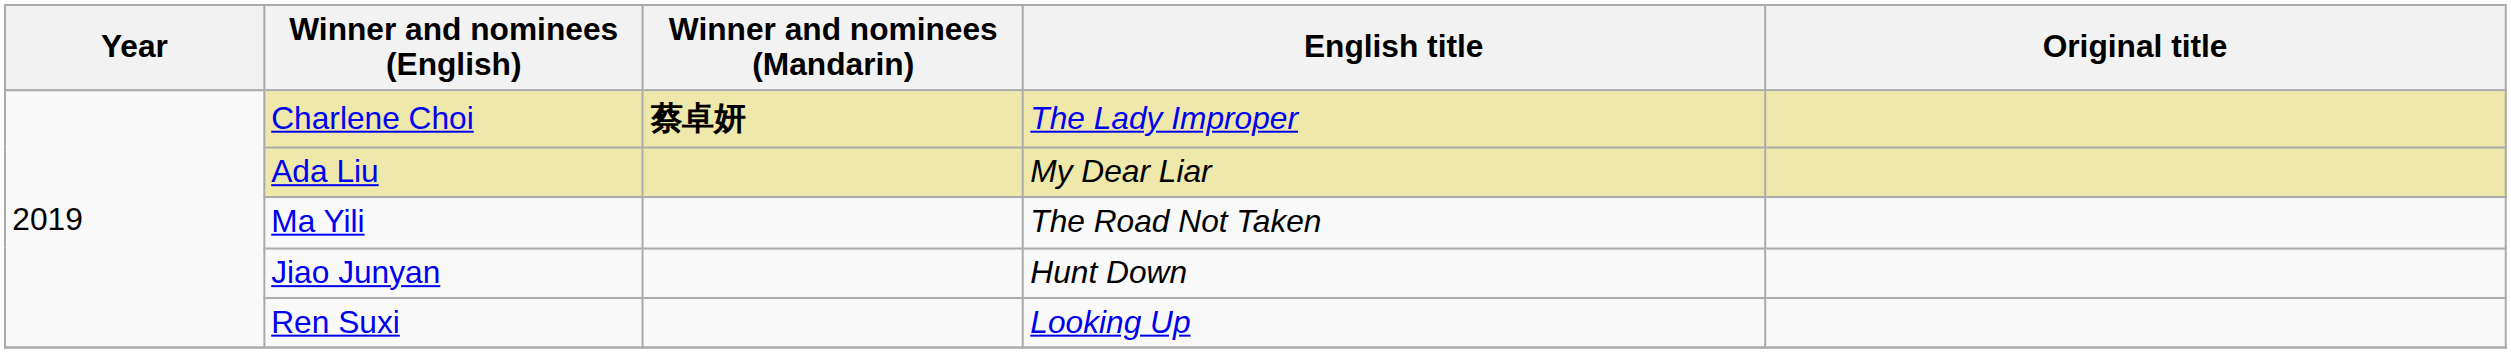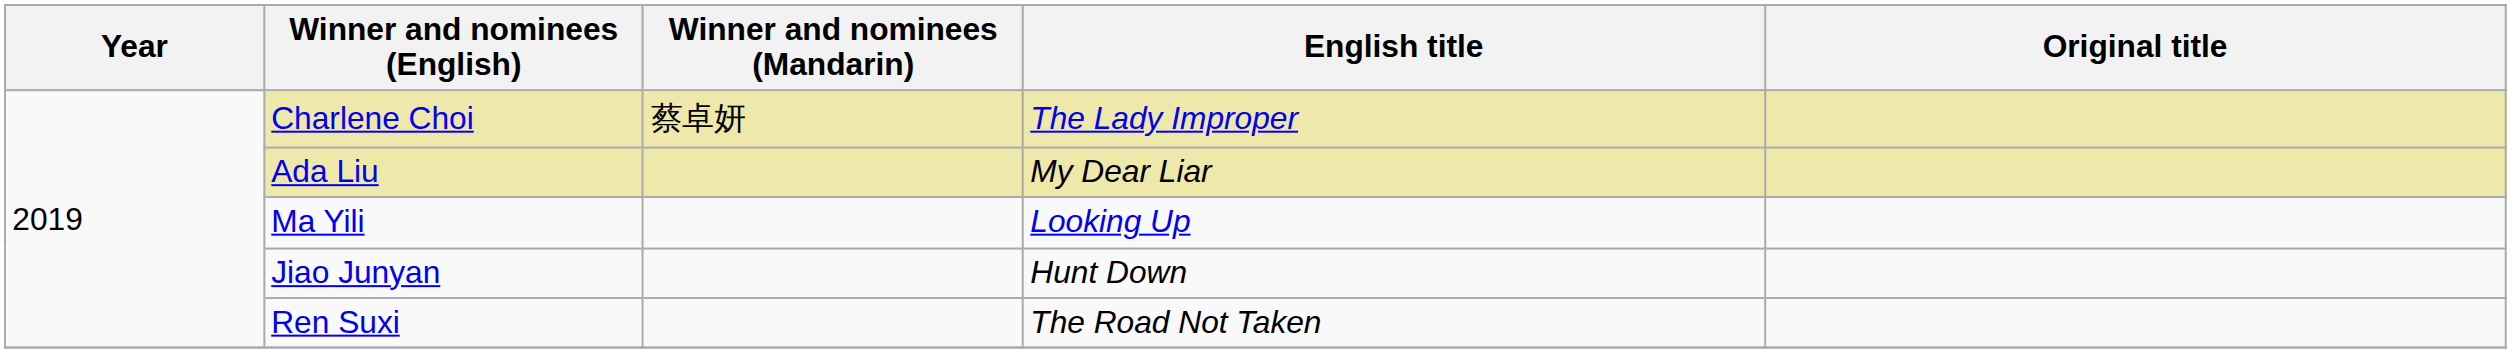(698, 117) bold -> (698, 117) normal
(1176, 221) The Road Not Taken -> (1110, 221) Looking Up
(1110, 322) Looking Up -> (1176, 322) The Road Not Taken
